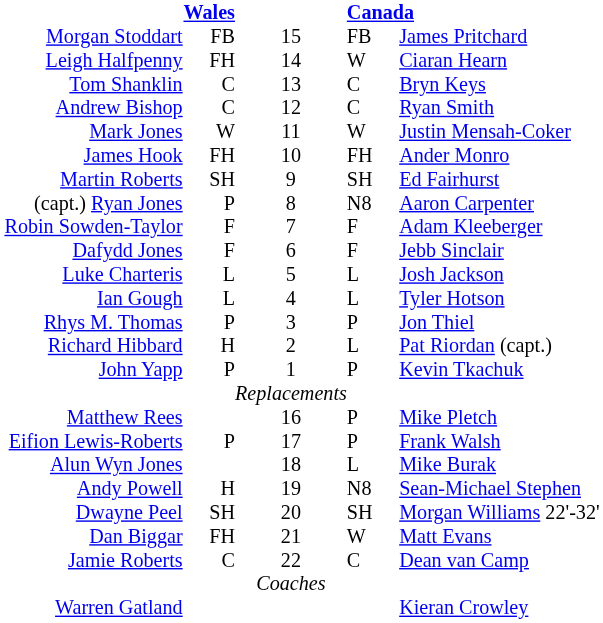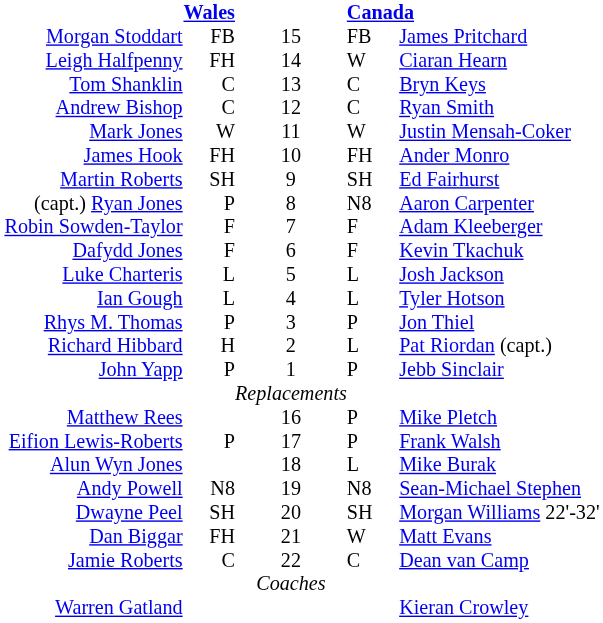(451, 250) Jebb Sinclair -> (461, 250) Kevin Tkachuk
(461, 369) Kevin Tkachuk -> (451, 369) Jebb Sinclair
(228, 488) H -> (223, 488) N8
